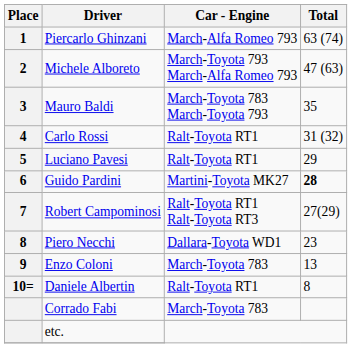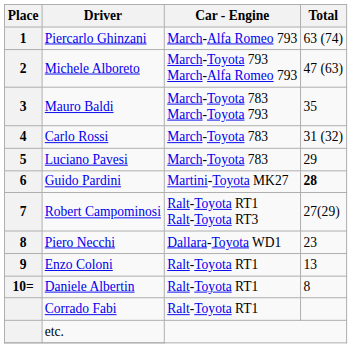(213, 137) Ralt-Toyota RT1 -> (218, 137) March-Toyota 783
(213, 159) Ralt-Toyota RT1 -> (218, 159) March-Toyota 783
(218, 264) March-Toyota 783 -> (213, 264) Ralt-Toyota RT1
(218, 309) March-Toyota 783 -> (213, 309) Ralt-Toyota RT1
